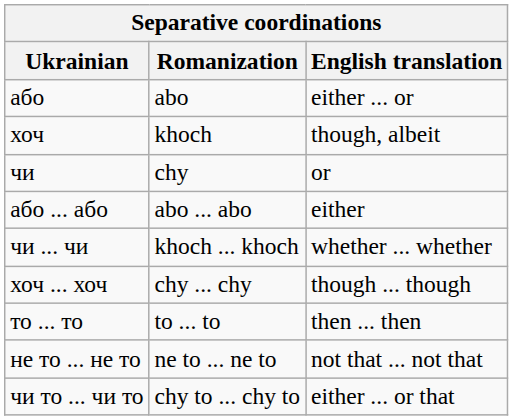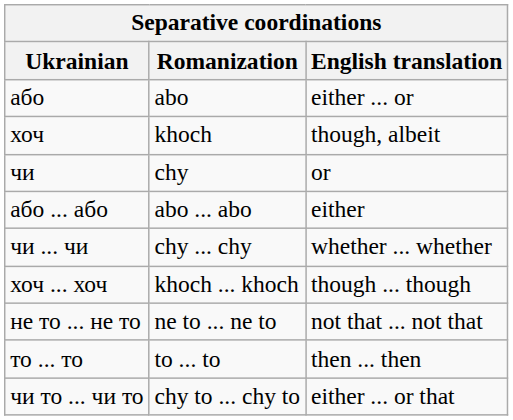(227, 246) khoch ... khoch -> (203, 246) chy ... chy
(203, 284) chy ... chy -> (227, 284) khoch ... khoch
rows swapped: (47, 321) <-> (75, 358)
